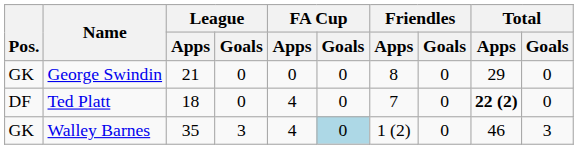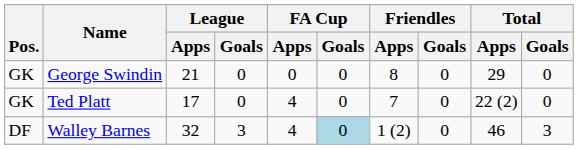(20, 102) DF -> (21, 102) GK
(191, 102) 18 -> (191, 102) 17
(496, 102) bold -> (496, 102) normal
(21, 130) GK -> (20, 130) DF
(191, 130) 35 -> (191, 130) 32
